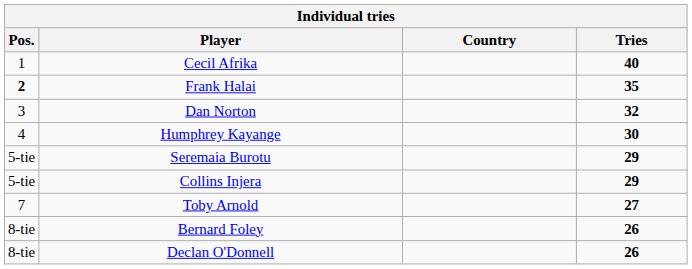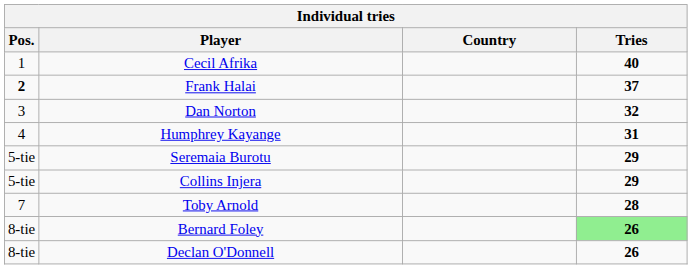(632, 87) 35 -> (632, 87) 37
(632, 134) 30 -> (632, 134) 31
(632, 205) 27 -> (632, 205) 28
(632, 228) no background -> (632, 228) lightgreen background
